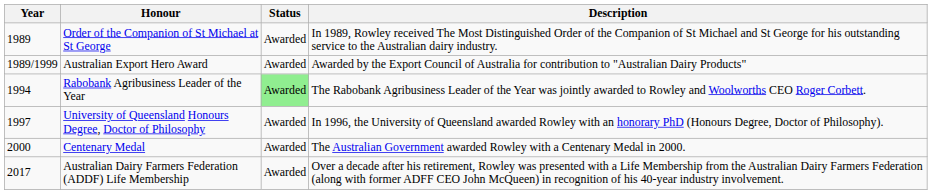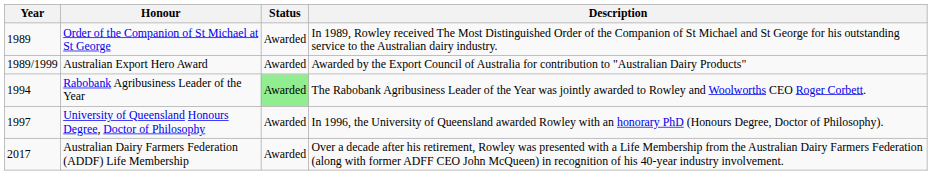- row: (104, 147)
